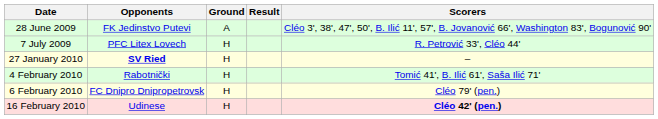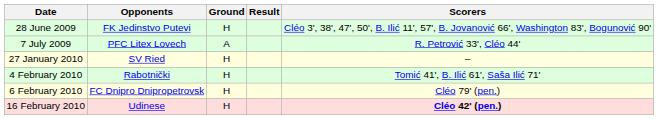(227, 28) A -> (227, 28) H
(227, 43) H -> (227, 43) A
(147, 59) bold -> (147, 59) normal
